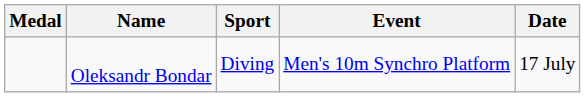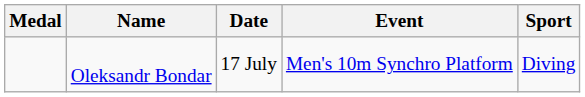columns swapped: (247, 20) <-> (547, 20)
